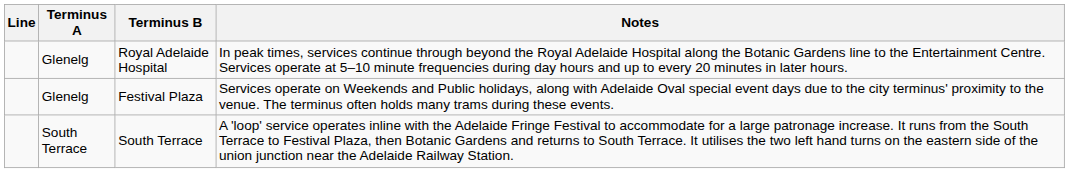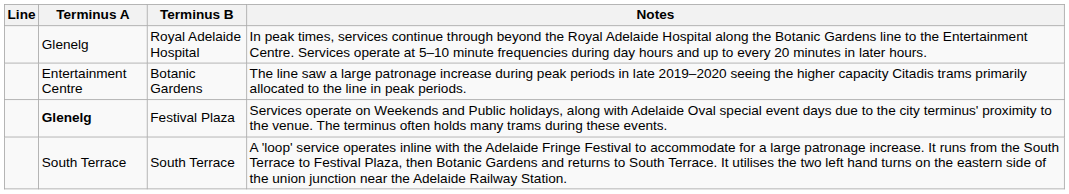+ row: (176, 81)
(65, 96) normal -> (67, 118) bold
